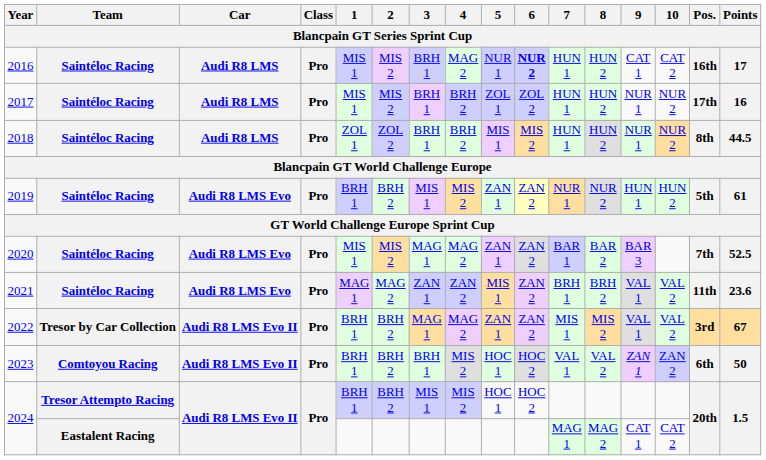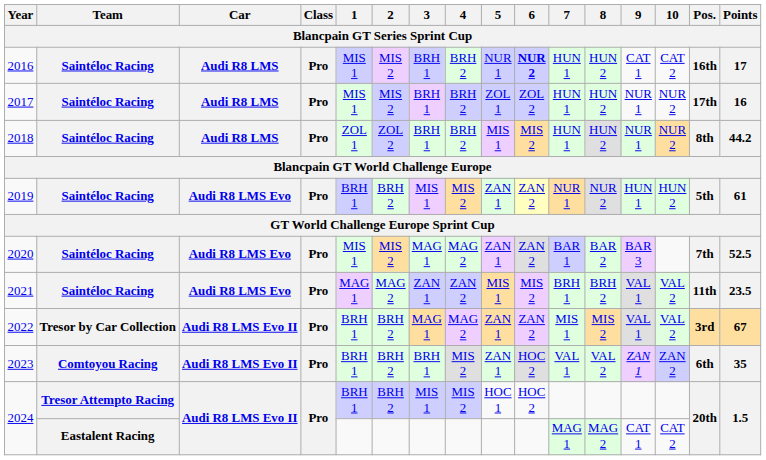(463, 64) MAG 2 -> (463, 64) BRH 2
(740, 138) 44.5 -> (740, 138) 44.2
(532, 290) ZAN 2 -> (532, 290) MIS 2
(740, 290) 23.6 -> (740, 290) 23.5
(498, 363) HOC 1 -> (498, 363) ZAN 1
(740, 363) 50 -> (740, 363) 35
